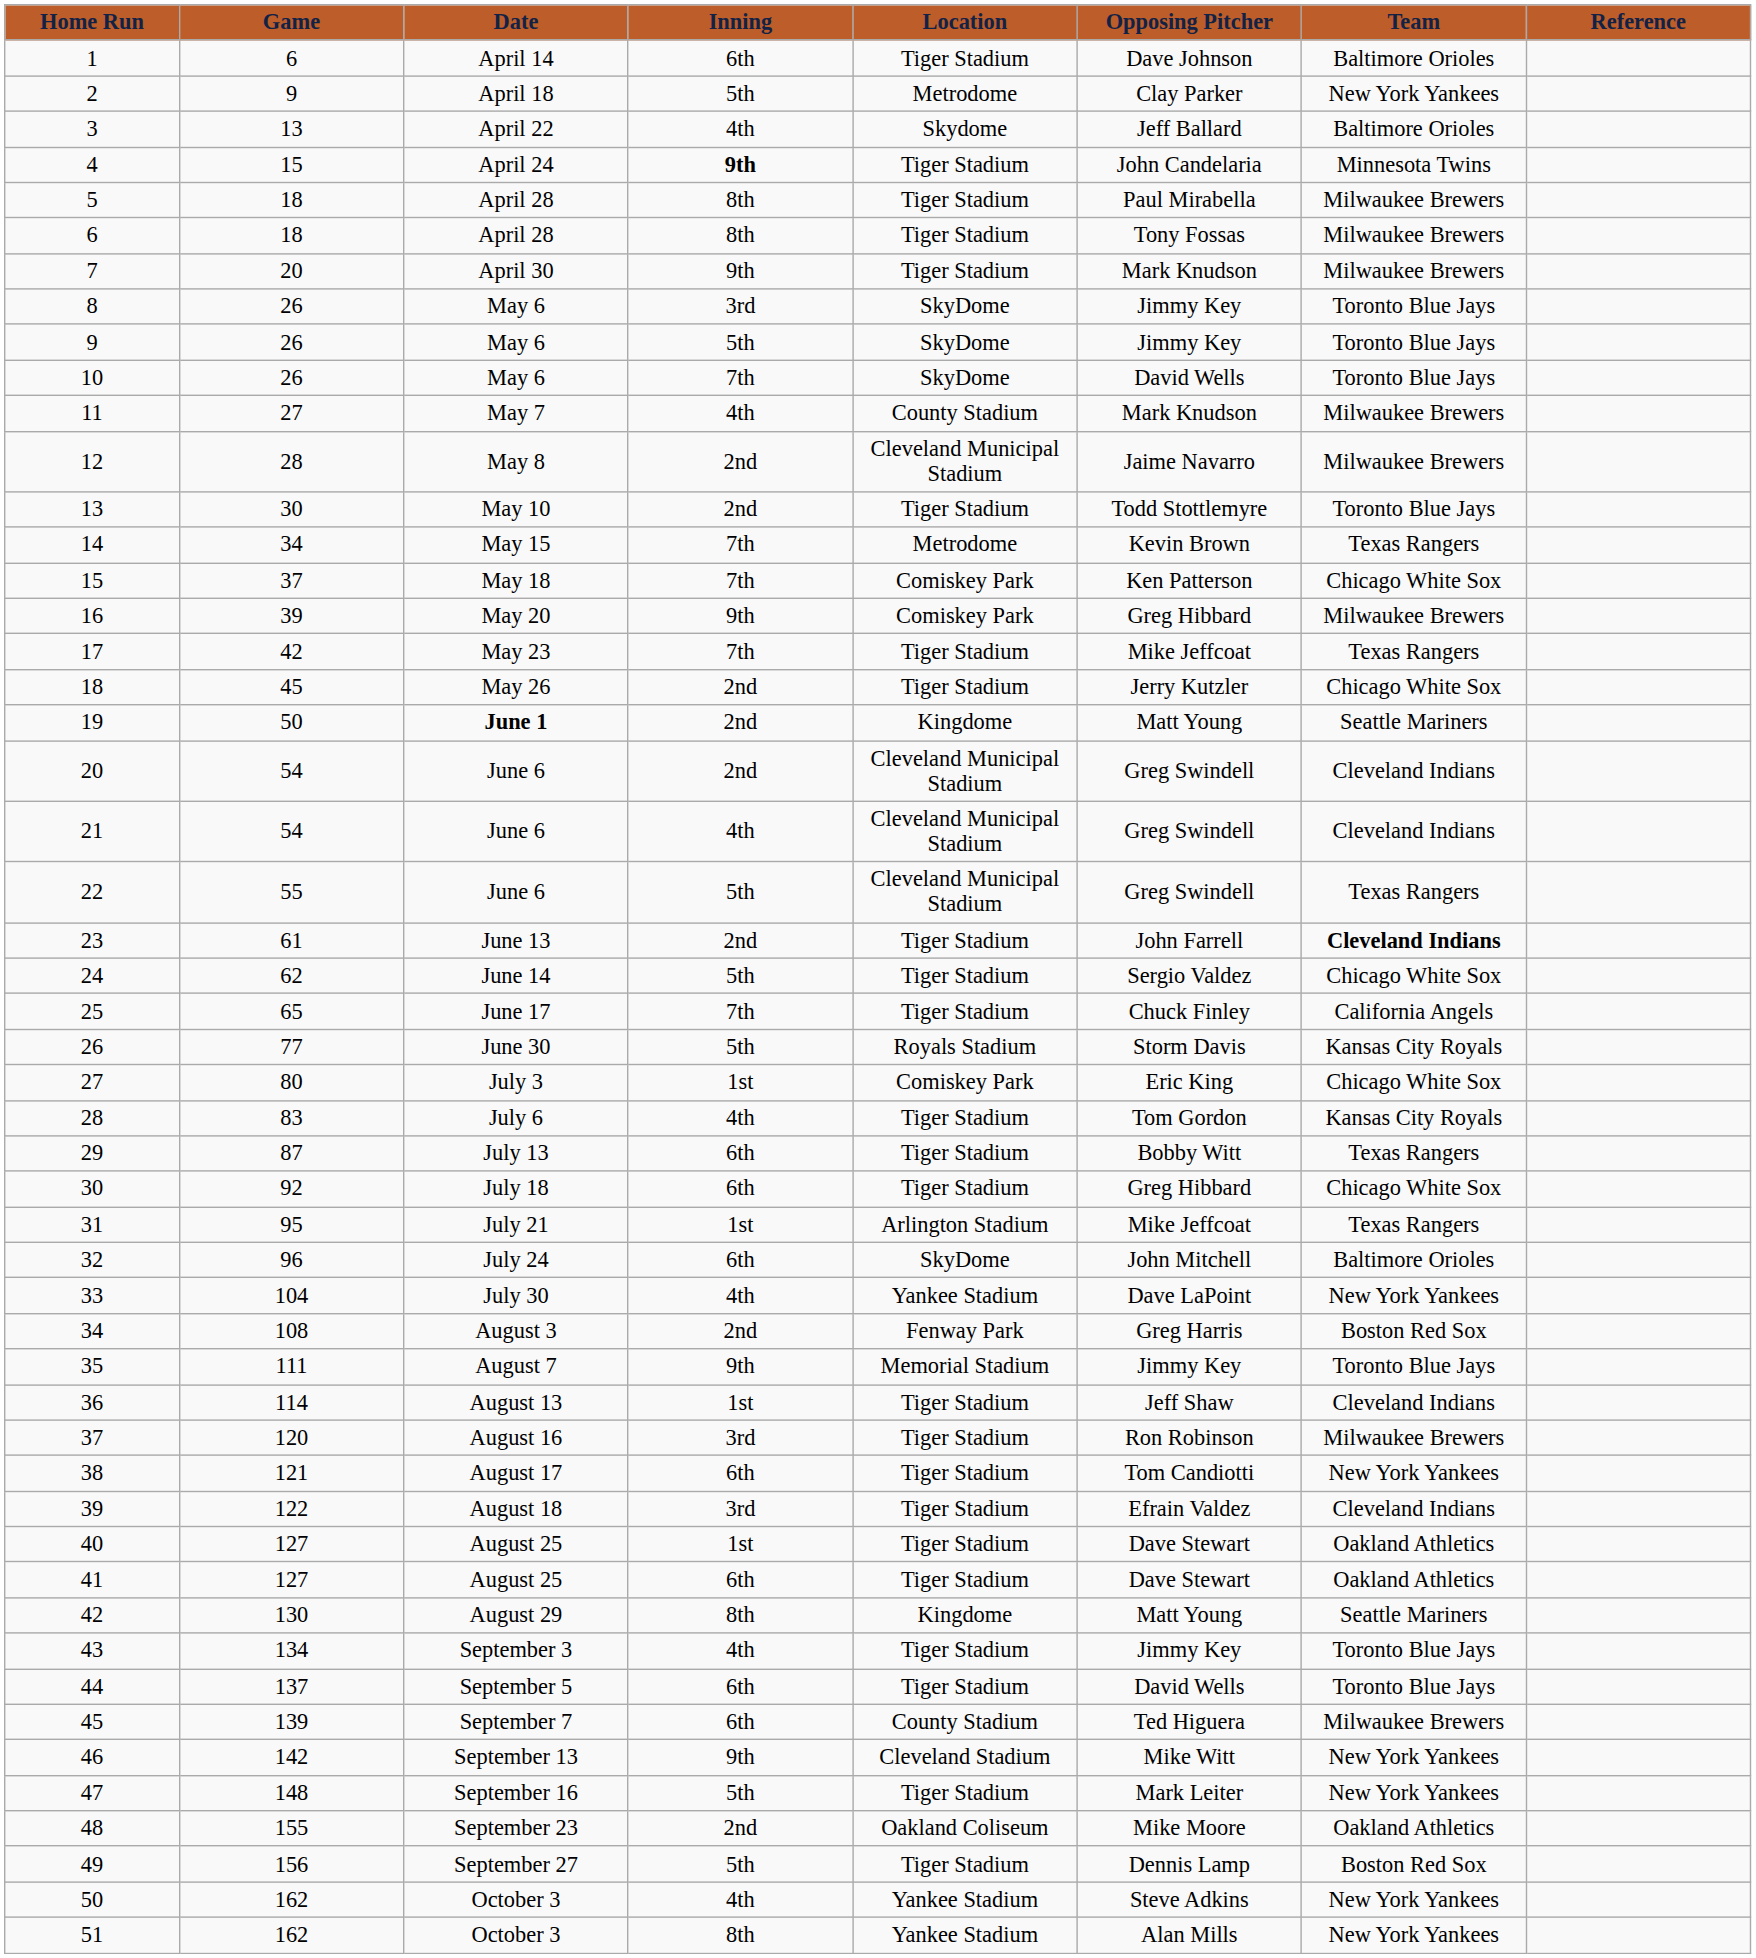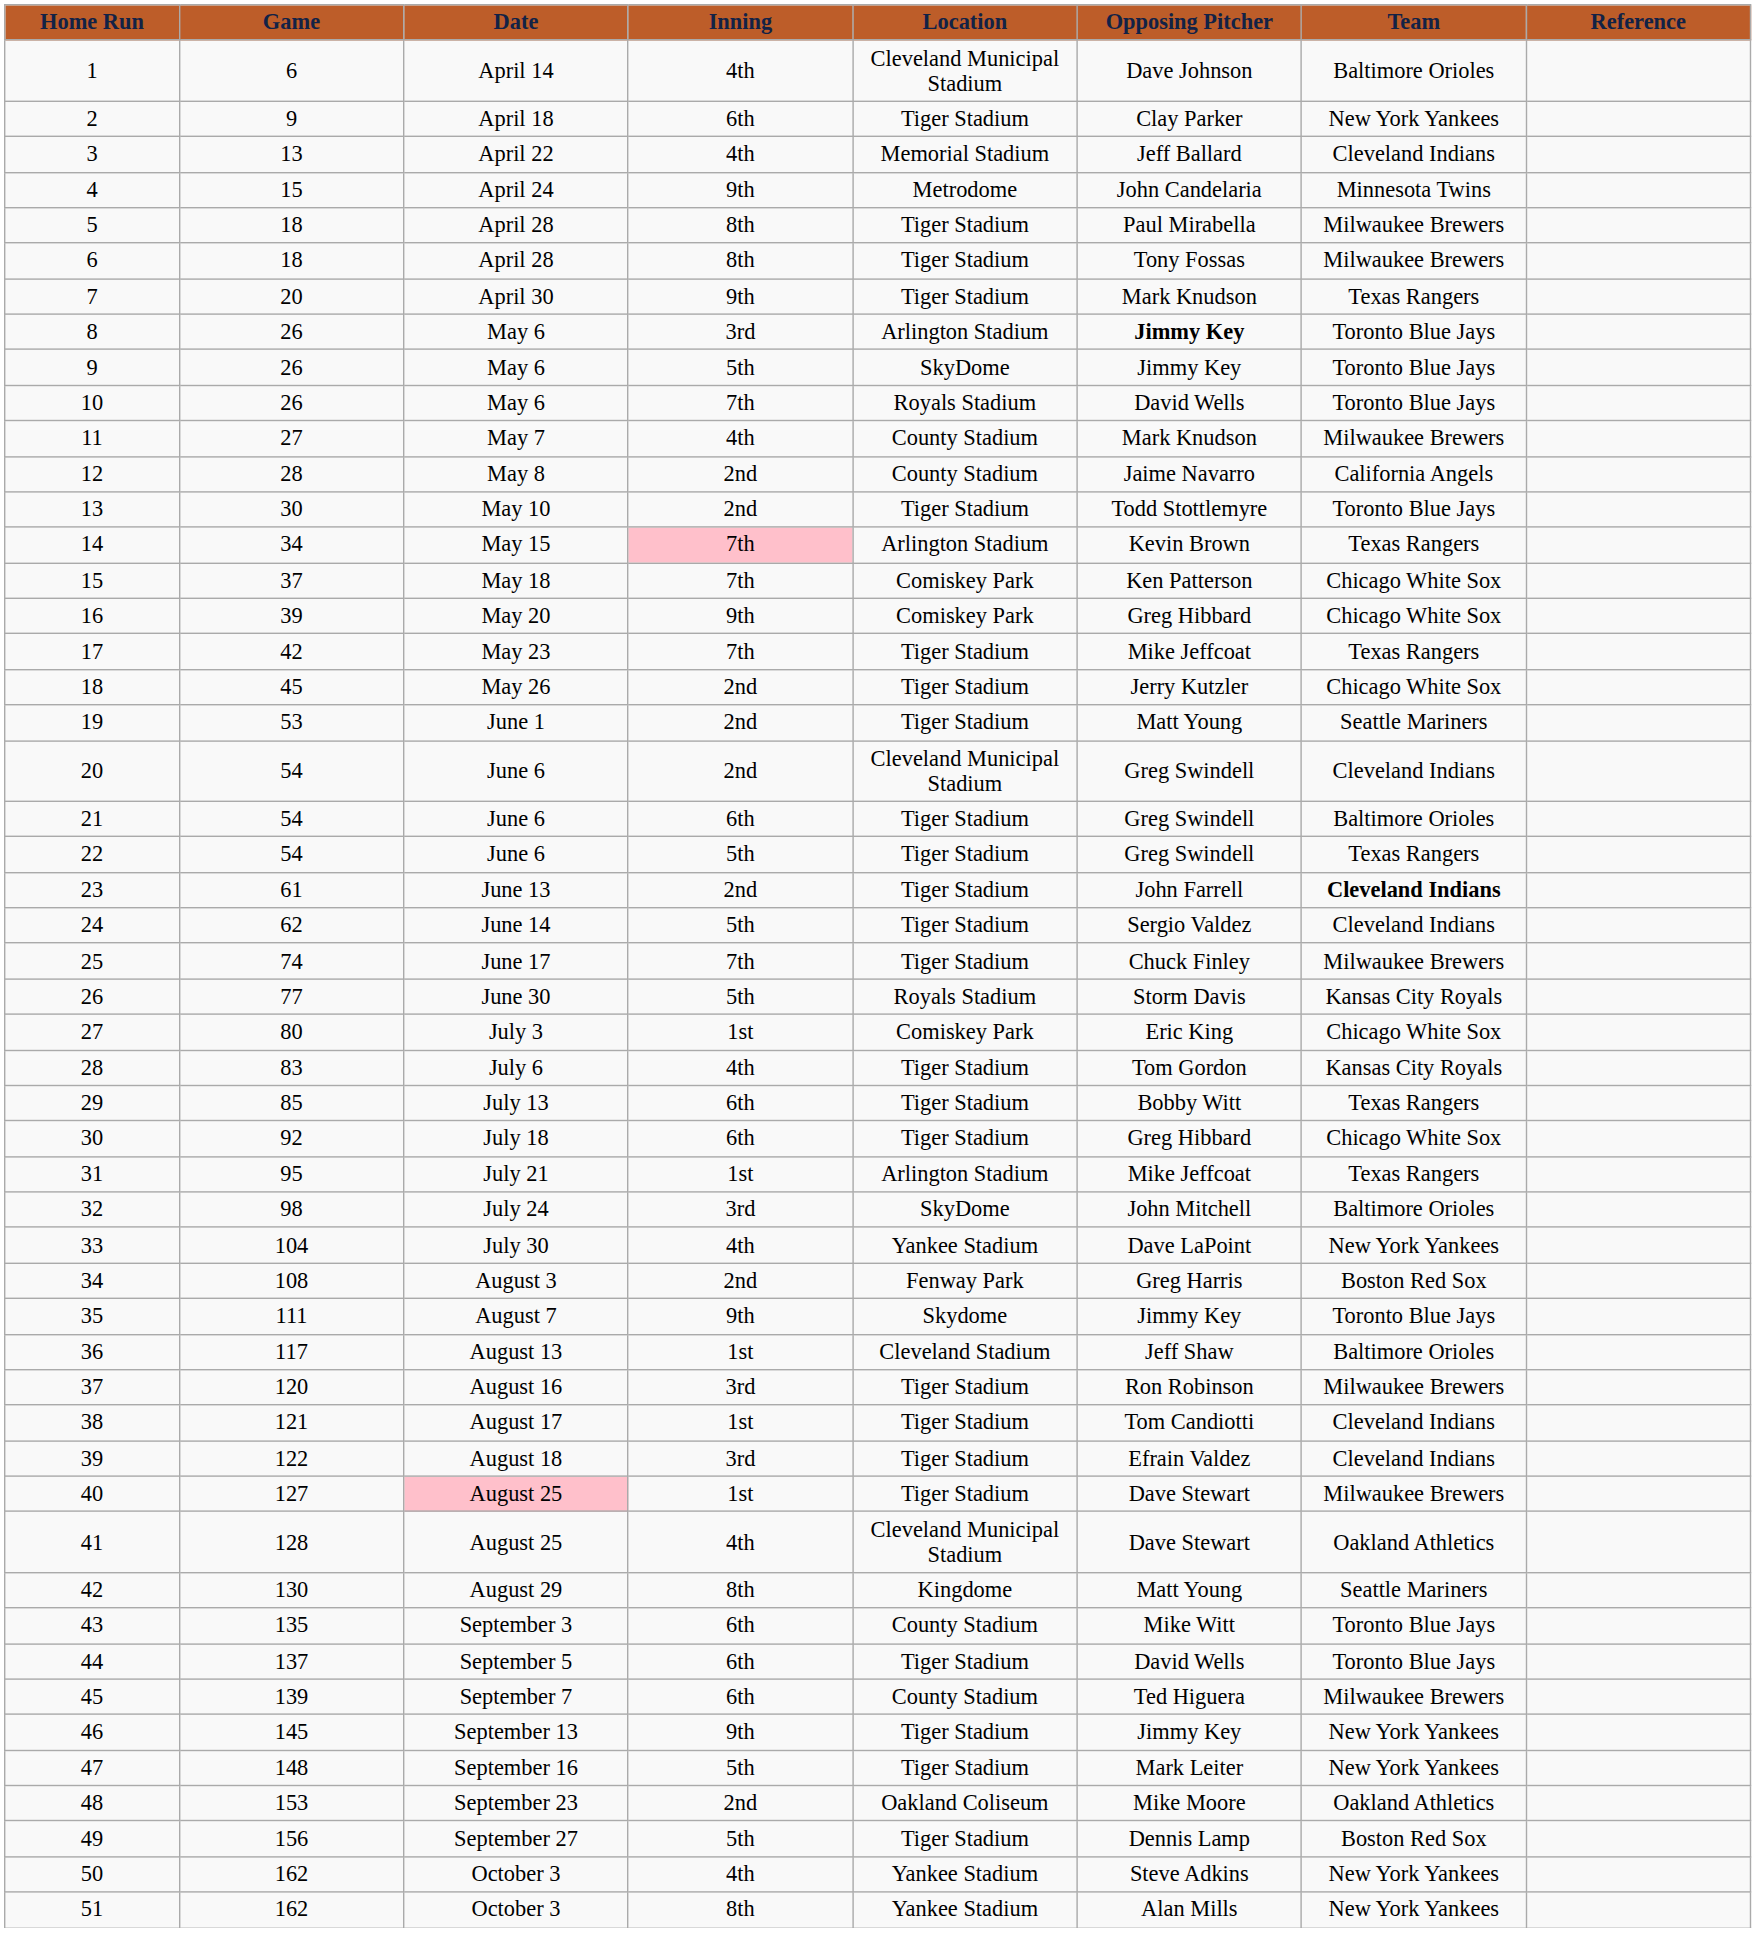(740, 57) 6th -> (740, 70) 4th
(965, 57) Tiger Stadium -> (965, 70) Cleveland Municipal Stadium
(740, 93) 5th -> (740, 118) 6th
(965, 93) Metrodome -> (965, 118) Tiger Stadium
(965, 128) Skydome -> (965, 154) Memorial Stadium
(1414, 128) Baltimore Orioles -> (1414, 154) Cleveland Indians
(740, 164) bold -> (740, 189) normal
(965, 164) Tiger Stadium -> (965, 189) Metrodome
(1414, 270) Milwaukee Brewers -> (1414, 296) Texas Rangers
(965, 306) SkyDome -> (965, 331) Arlington Stadium
(1189, 306) normal -> (1189, 331) bold
(965, 377) SkyDome -> (965, 402) Royals Stadium
(965, 461) Cleveland Municipal Stadium -> (965, 473) County Stadium
(1414, 461) Milwaukee Brewers -> (1414, 473) California Angels
(740, 544) no background -> (740, 544) pink background
(965, 544) Metrodome -> (965, 544) Arlington Stadium
(1414, 615) Milwaukee Brewers -> (1414, 615) Chicago White Sox
(291, 722) 50 -> (291, 722) 53
(516, 722) bold -> (516, 722) normal
(965, 722) Kingdome -> (965, 722) Tiger Stadium
(740, 831) 4th -> (740, 818) 6th
(965, 831) Cleveland Municipal Stadium -> (965, 818) Tiger Stadium
(1414, 831) Cleveland Indians -> (1414, 818) Baltimore Orioles
(291, 892) 55 -> (291, 854) 54
(965, 892) Cleveland Municipal Stadium -> (965, 854) Tiger Stadium
(1414, 975) Chicago White Sox -> (1414, 925) Cleveland Indians
(291, 1011) 65 -> (291, 960) 74
(1414, 1011) California Angels -> (1414, 960) Milwaukee Brewers
(291, 1153) 87 -> (291, 1102) 85
(291, 1259) 96 -> (291, 1209) 98
(740, 1259) 6th -> (740, 1209) 3rd
(965, 1366) Memorial Stadium -> (965, 1316) Skydome
(291, 1401) 114 -> (291, 1351) 117
(965, 1401) Tiger Stadium -> (965, 1351) Cleveland Stadium
(1414, 1401) Cleveland Indians -> (1414, 1351) Baltimore Orioles
(740, 1473) 6th -> (740, 1422) 1st
(1414, 1473) New York Yankees -> (1414, 1422) Cleveland Indians
(516, 1544) no background -> (516, 1493) pink background
(1414, 1544) Oakland Athletics -> (1414, 1493) Milwaukee Brewers
(291, 1579) 127 -> (291, 1541) 128
(740, 1579) 6th -> (740, 1541) 4th
(965, 1579) Tiger Stadium -> (965, 1541) Cleveland Municipal Stadium
(291, 1650) 134 -> (291, 1625) 135
(740, 1650) 4th -> (740, 1625) 6th
(965, 1650) Tiger Stadium -> (965, 1625) County Stadium
(1189, 1650) Jimmy Key -> (1189, 1625) Mike Witt
(291, 1757) 142 -> (291, 1732) 145
(965, 1757) Cleveland Stadium -> (965, 1732) Tiger Stadium
(1189, 1757) Mike Witt -> (1189, 1732) Jimmy Key
(291, 1828) 155 -> (291, 1803) 153
